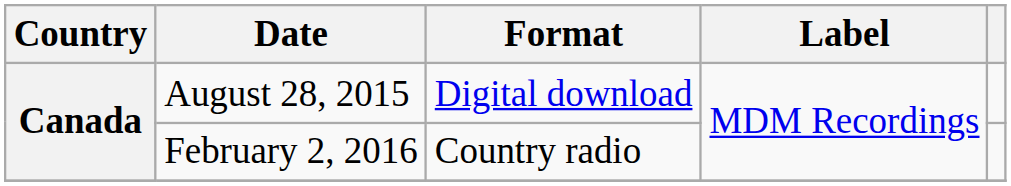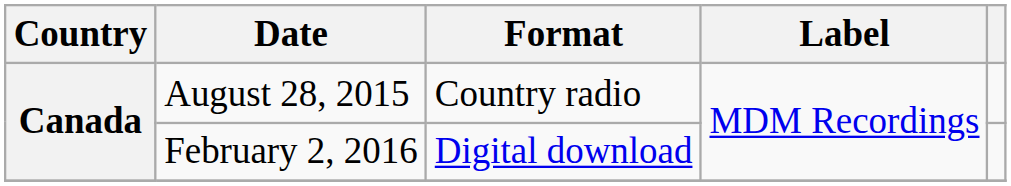(564, 92) Digital download -> (538, 92) Country radio
(538, 151) Country radio -> (564, 151) Digital download
